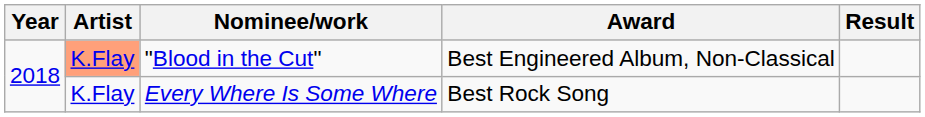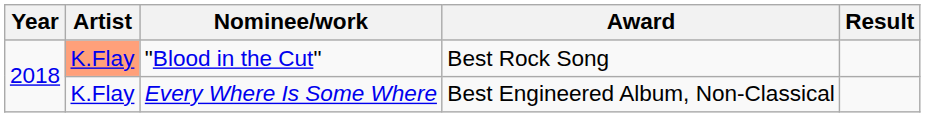(641, 58) Best Engineered Album, Non-Classical -> (528, 58) Best Rock Song
(528, 93) Best Rock Song -> (641, 93) Best Engineered Album, Non-Classical
